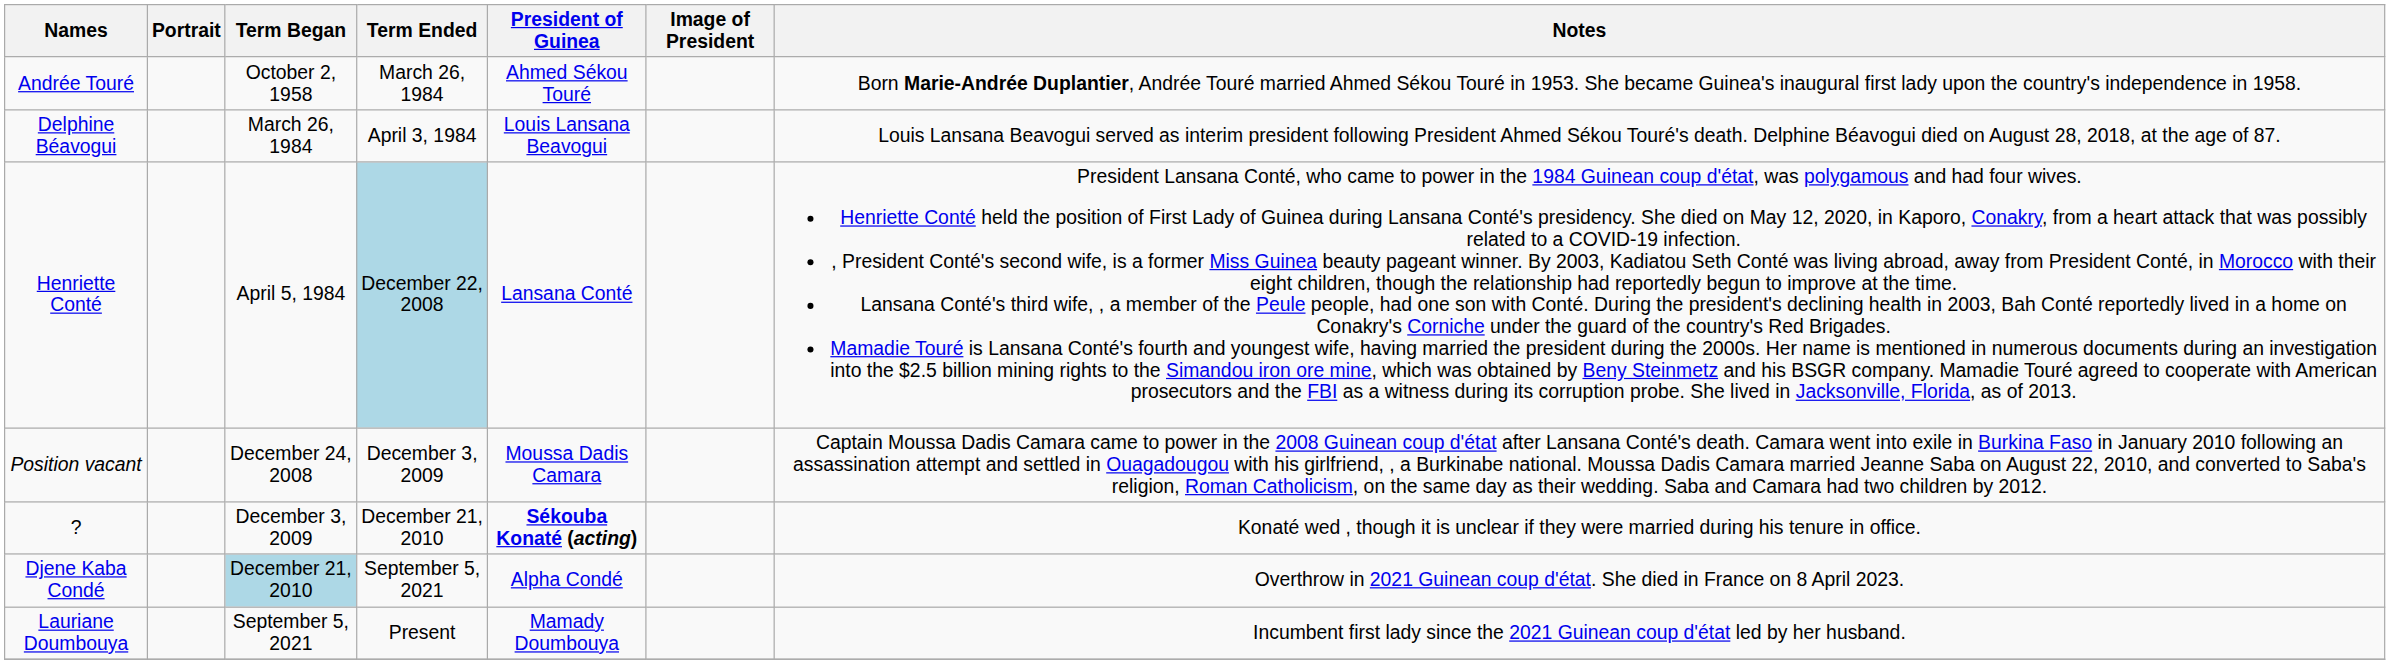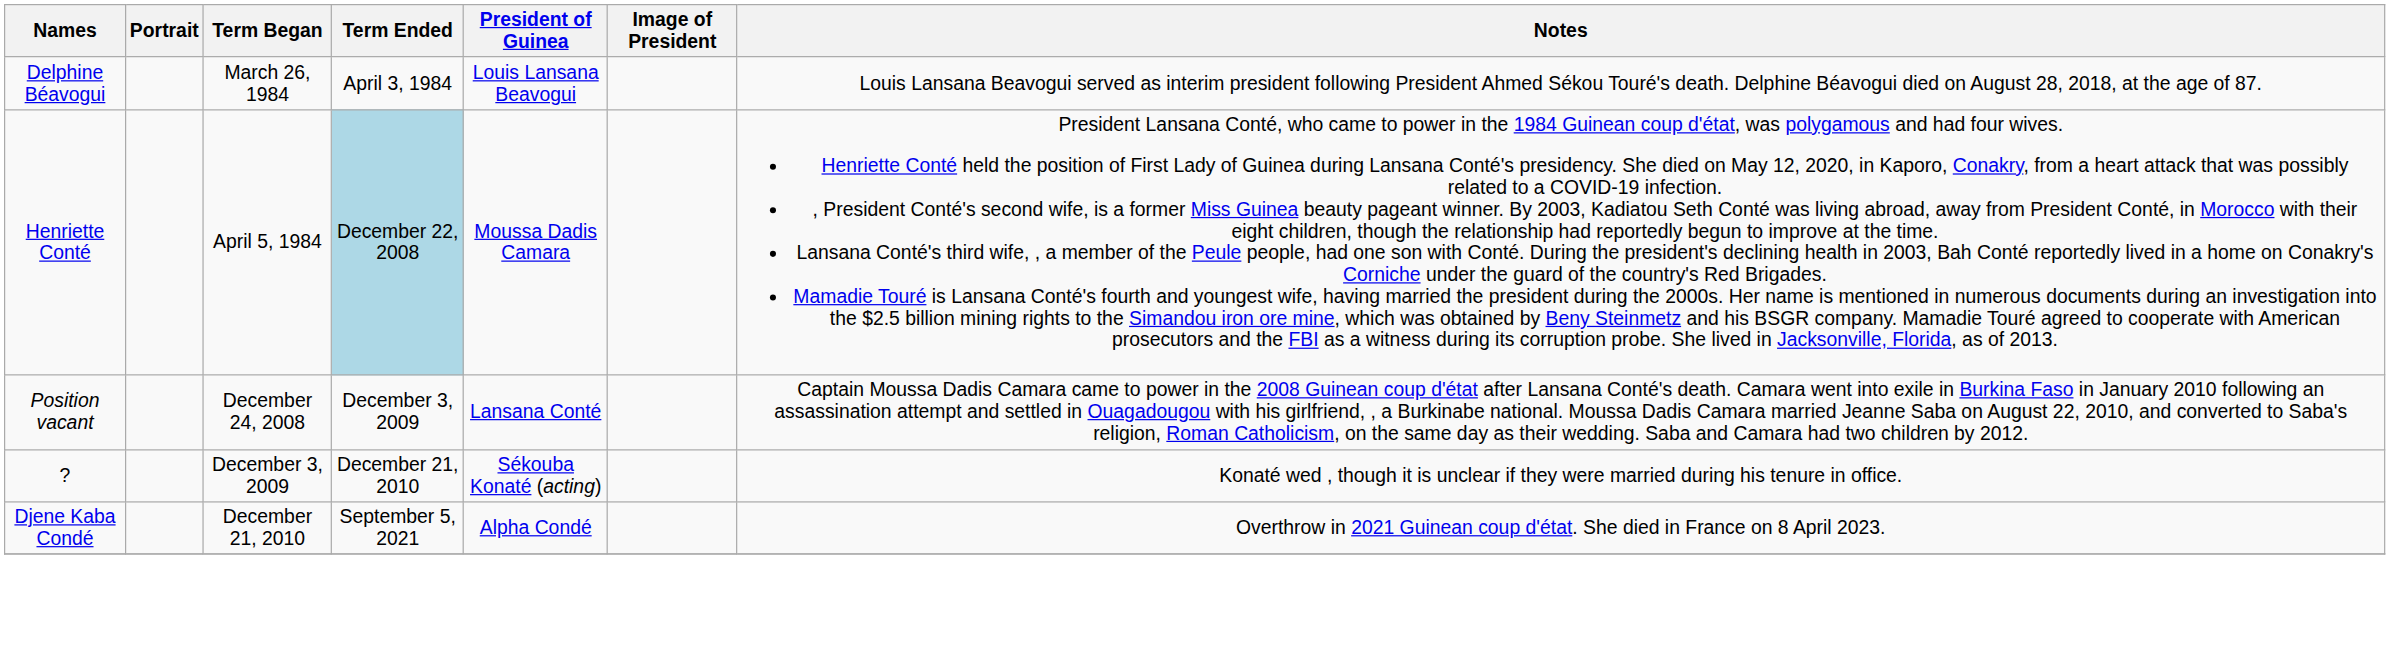- row: (76, 83)
(567, 294) Lansana Conté -> (536, 242) Moussa Dadis Camara
(567, 464) Moussa Dadis Camara -> (536, 412) Lansana Conté
(567, 527) bold -> (536, 475) normal
(291, 580) lightblue background -> (267, 527) no background
- row: (76, 632)
